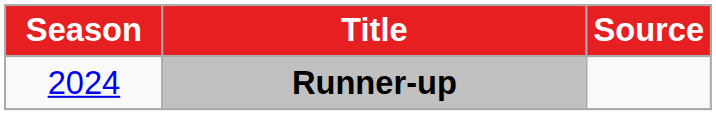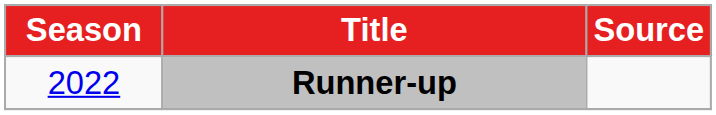(84, 82) 2024 -> (84, 82) 2022
